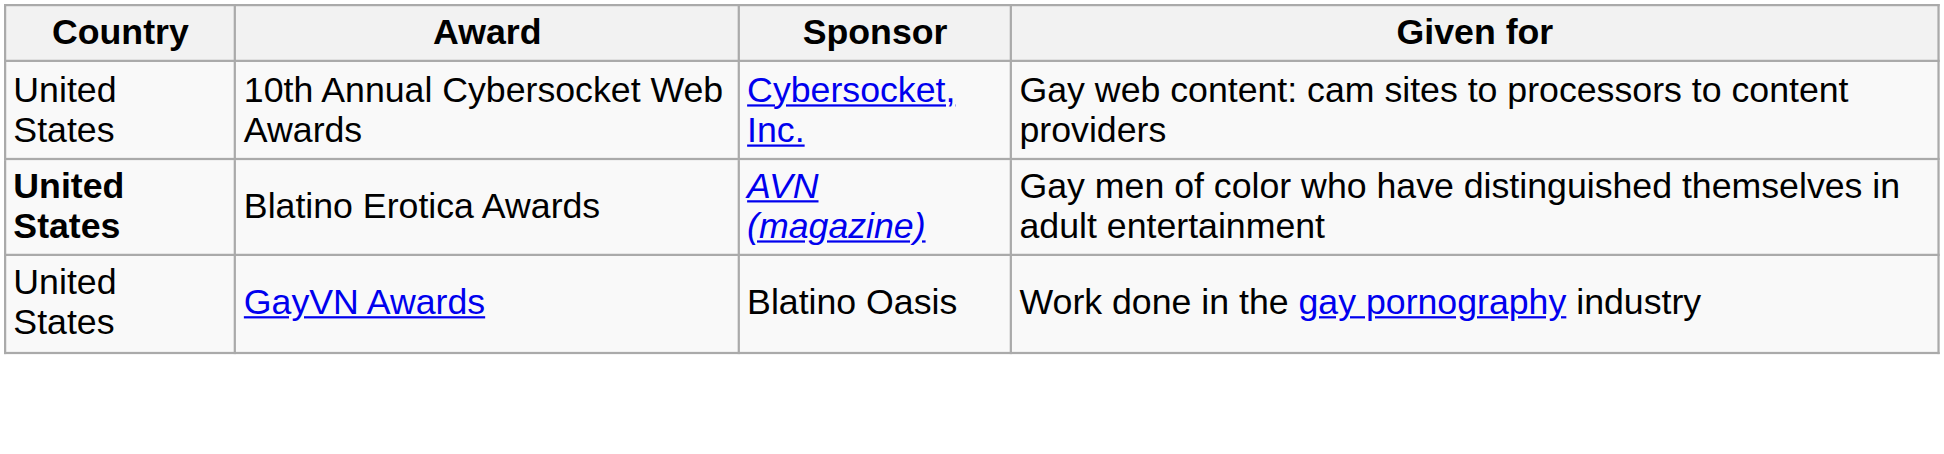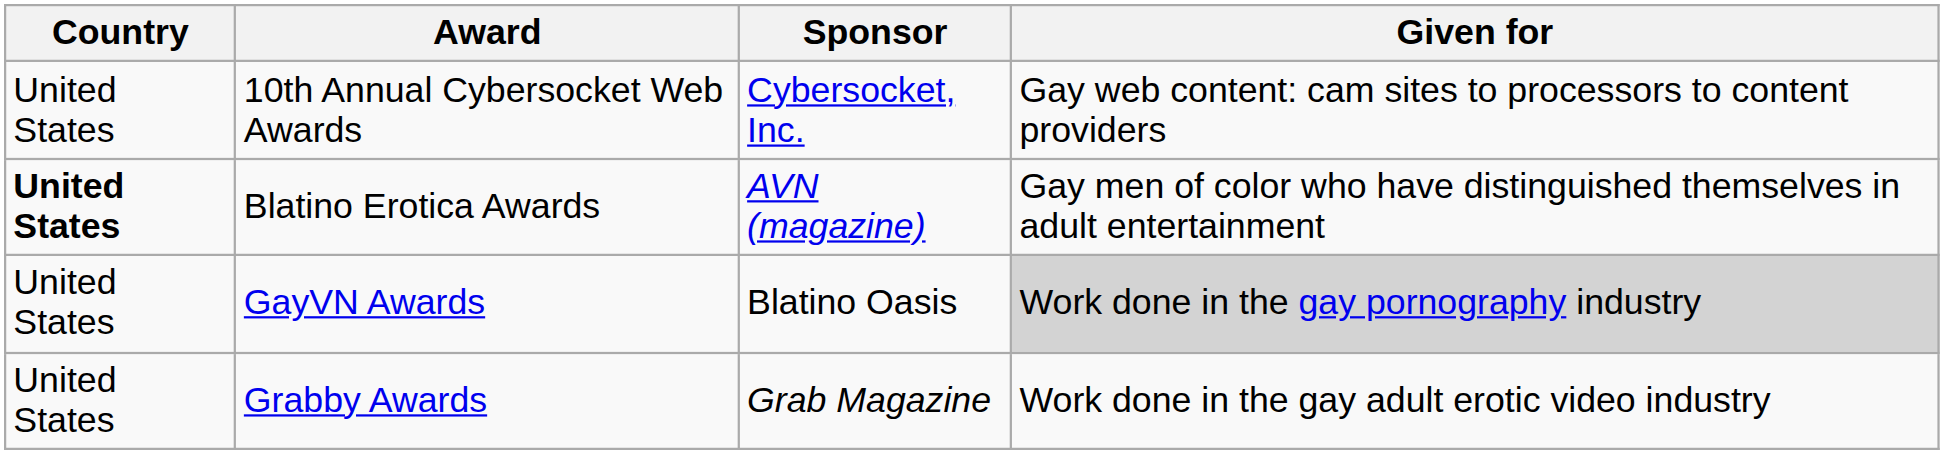(1360, 302) no background -> (1360, 302) lightgrey background
+ row: (366, 399)
